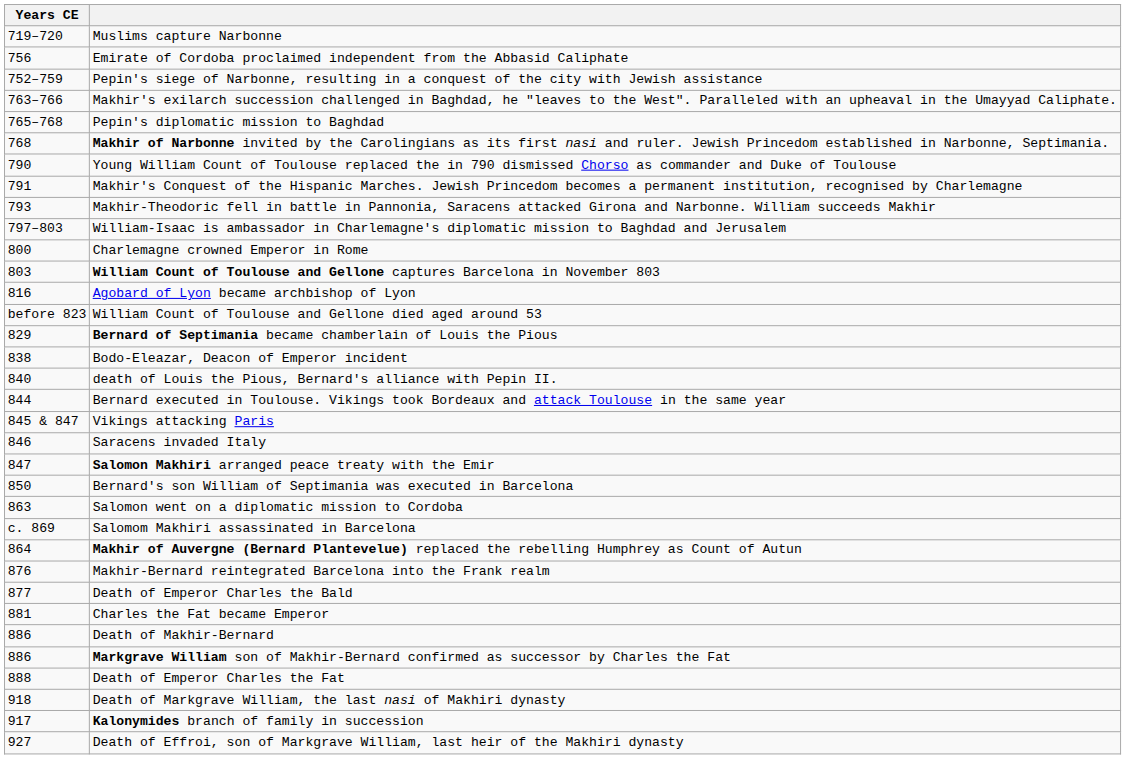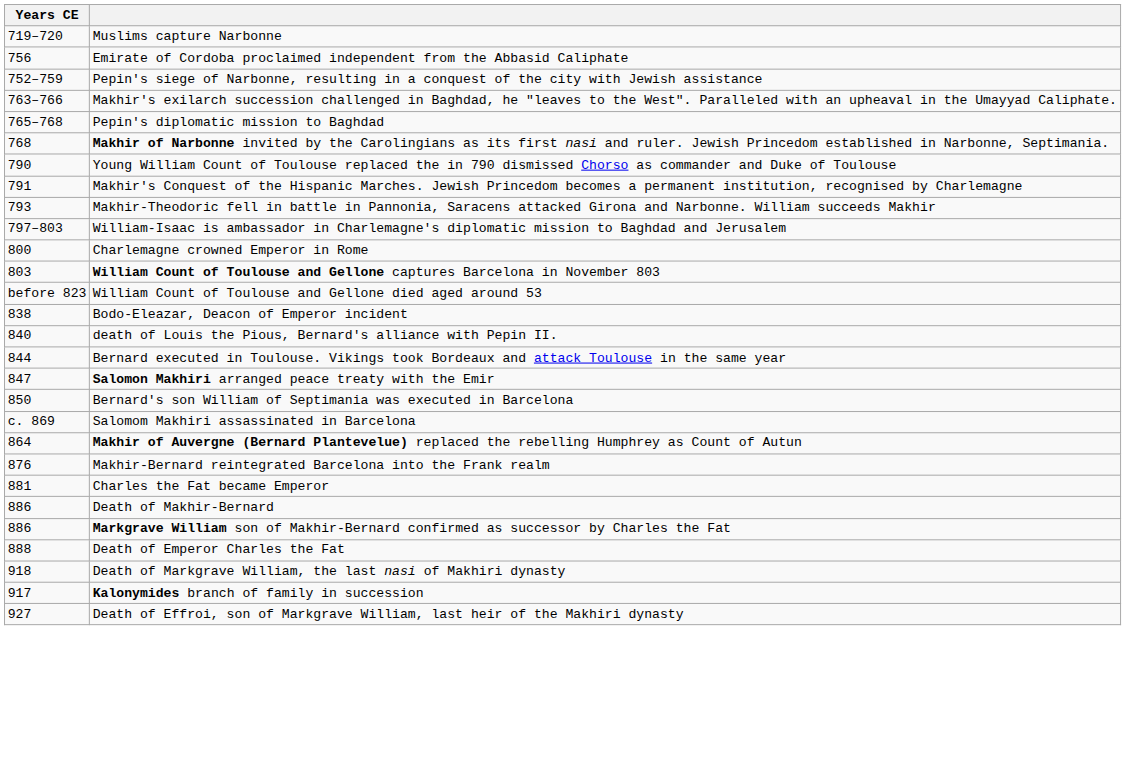- row: (254, 293)
- row: (325, 336)
- row: (183, 422)
- row: (179, 443)
- row: (278, 507)
- row: (223, 593)
